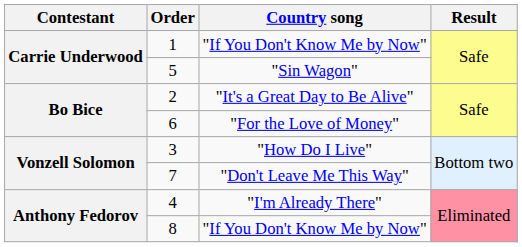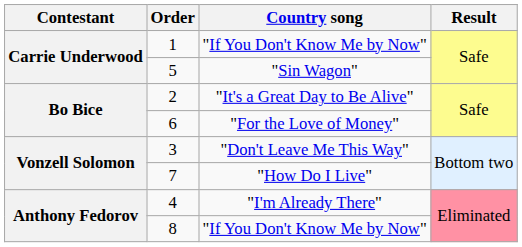(315, 149) "How Do I Live" -> (315, 149) "Don't Leave Me This Way"
(315, 176) "Don't Leave Me This Way" -> (315, 176) "How Do I Live"
